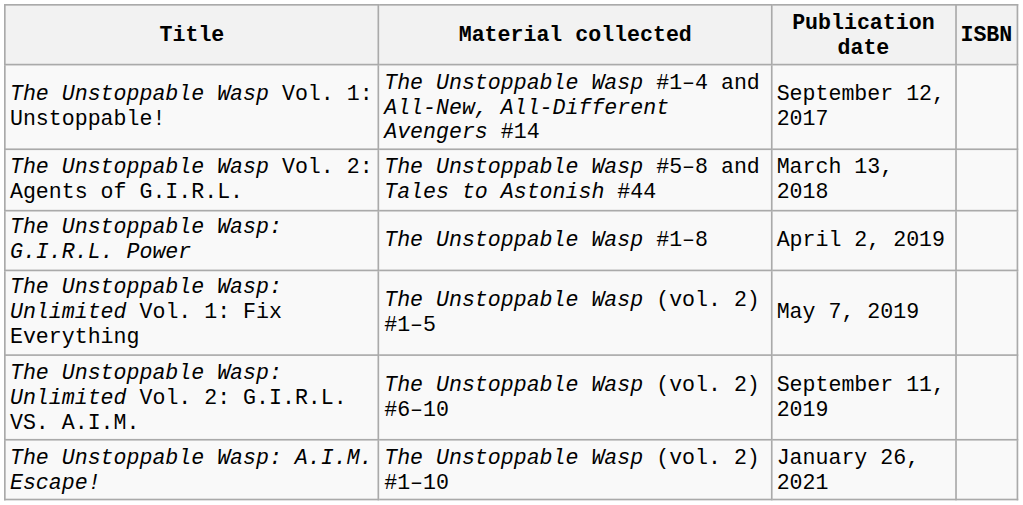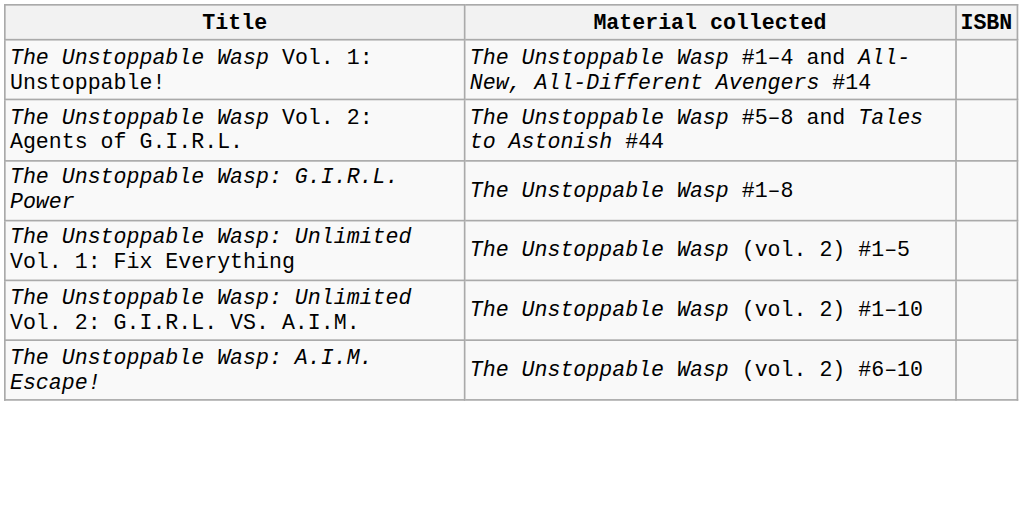- column: (863, 35)
(572, 397) The Unstoppable Wasp (vol. 2) #6–10 -> (696, 310) The Unstoppable Wasp (vol. 2) #1–10
(572, 470) The Unstoppable Wasp (vol. 2) #1–10 -> (696, 370) The Unstoppable Wasp (vol. 2) #6–10
